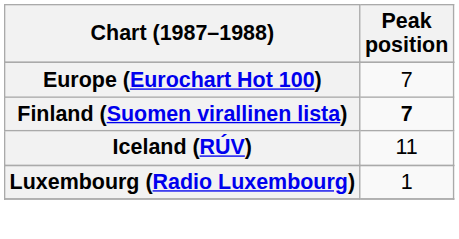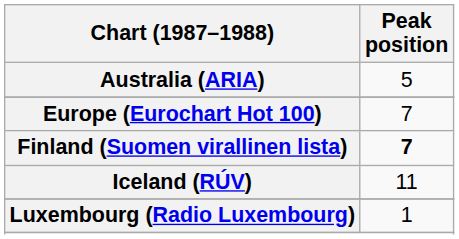+ row: (182, 79)
